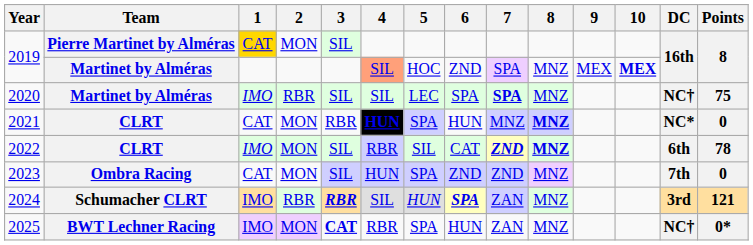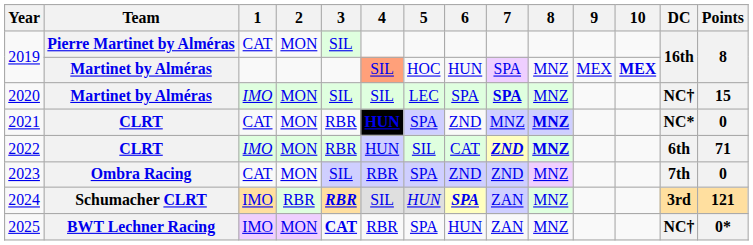(258, 44) gold background -> (258, 44) no background
(465, 70) ZND -> (465, 70) HUN
(299, 96) RBR -> (299, 96) MON
(723, 96) 75 -> (723, 96) 15
(465, 122) HUN -> (465, 122) ZND
(341, 148) SIL -> (341, 148) RBR
(382, 148) RBR -> (382, 148) HUN
(723, 148) 78 -> (723, 148) 71
(382, 174) HUN -> (382, 174) RBR
